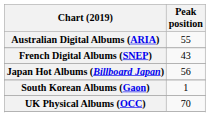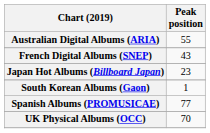(186, 71) 56 -> (186, 71) 23
+ row: (85, 103)
